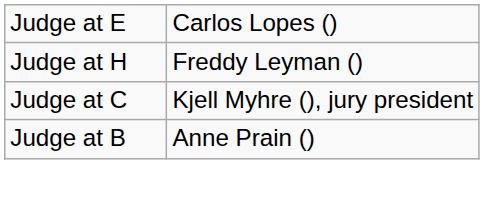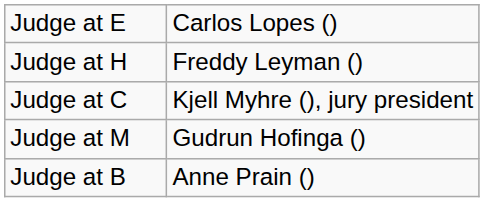+ row: (70, 138)
